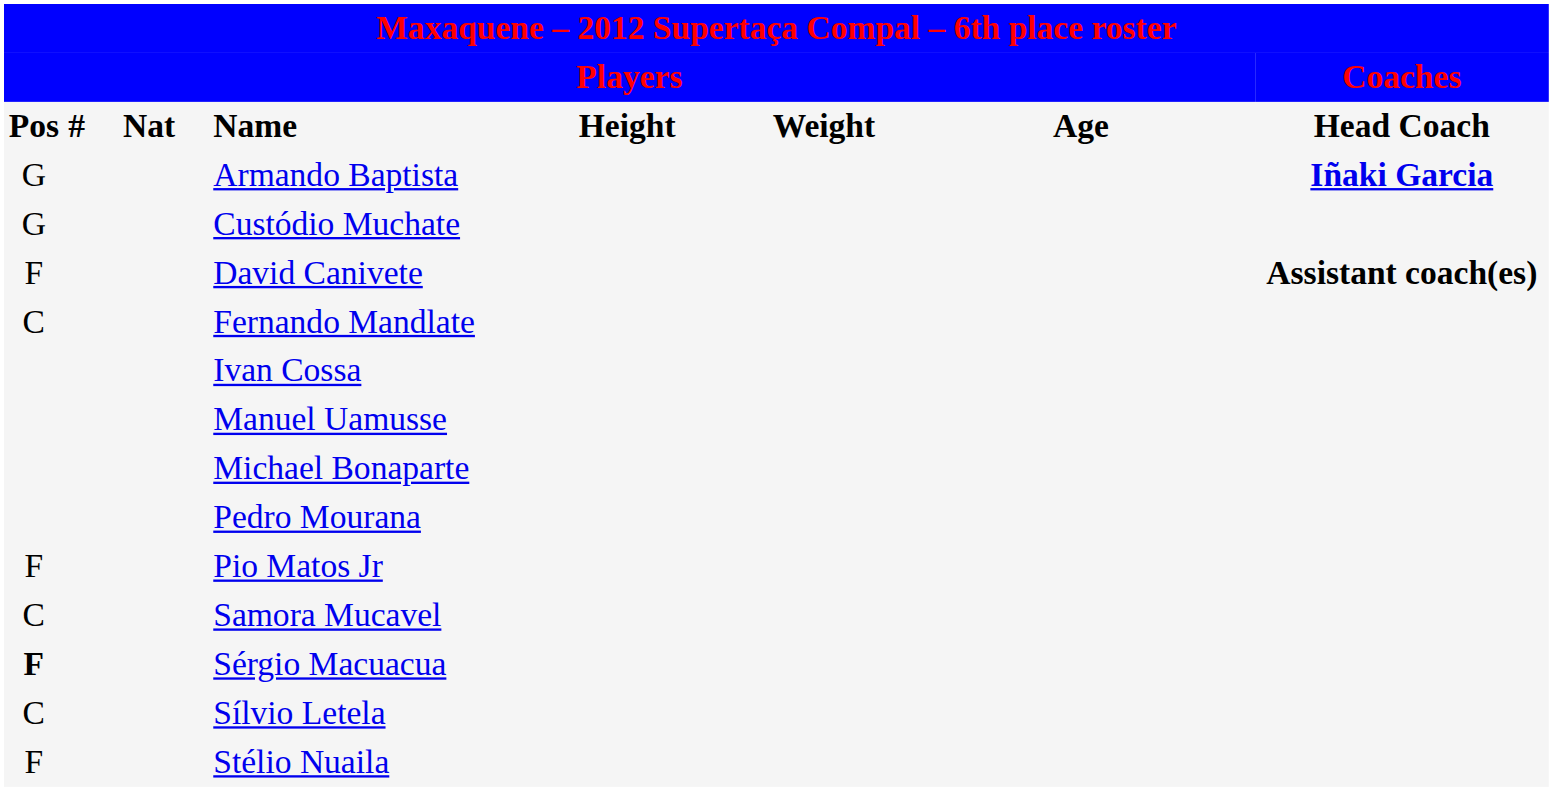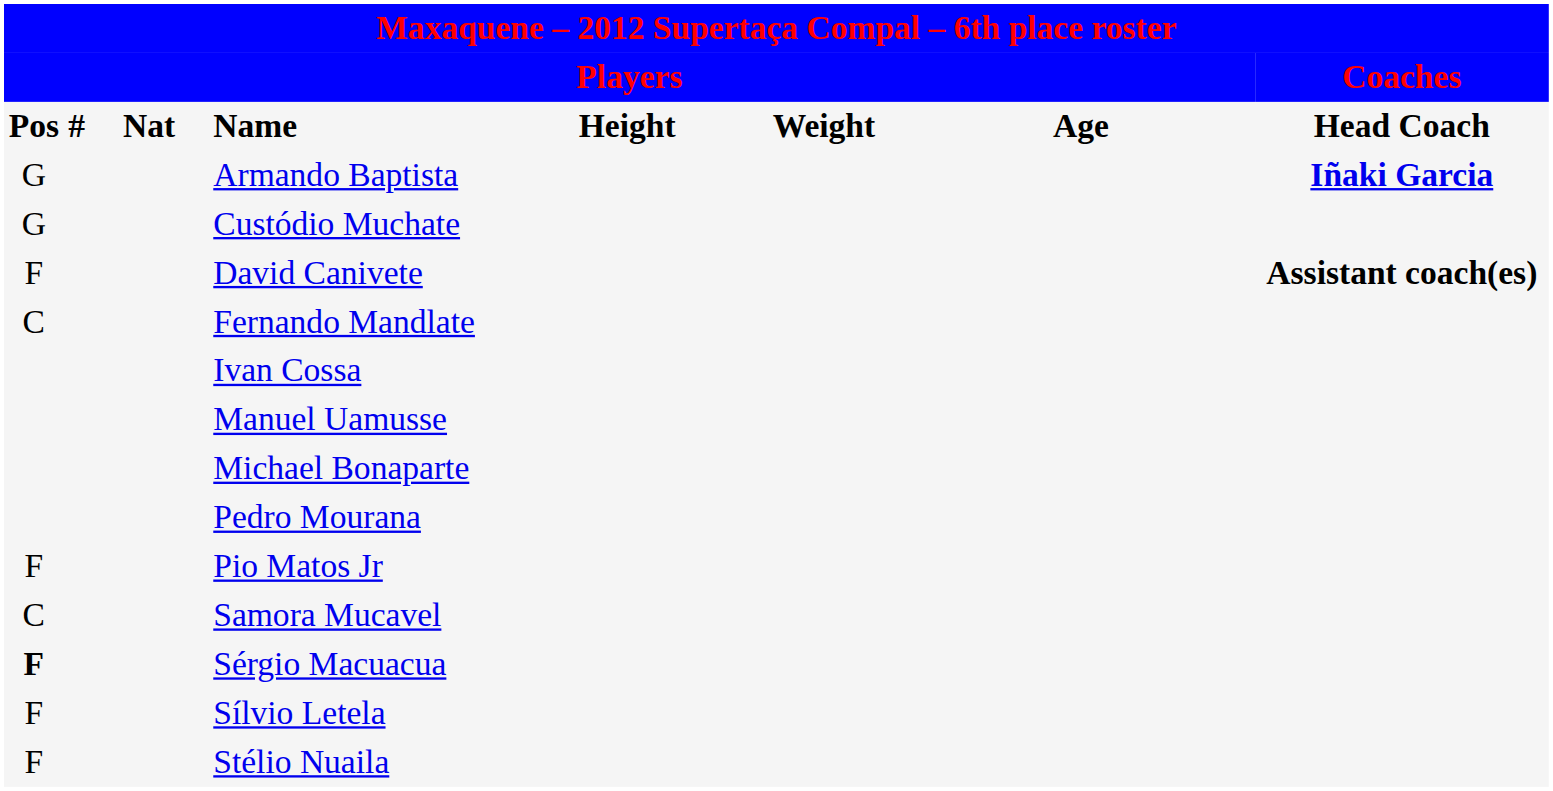(34, 712) C -> (34, 712) F
